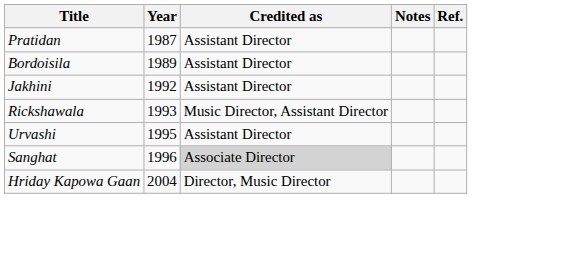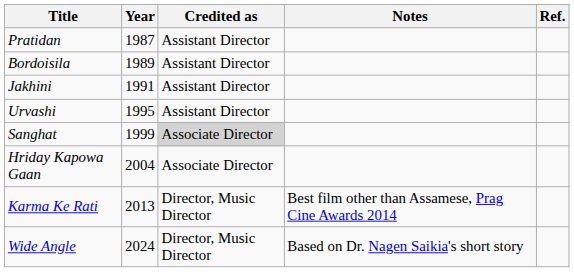(162, 87) 1992 -> (140, 87) 1991
- row: (46, 110)
(162, 157) 1996 -> (140, 134) 1999
(257, 181) Director, Music Director -> (217, 166) Associate Director
+ row: (53, 206)
+ row: (42, 246)
